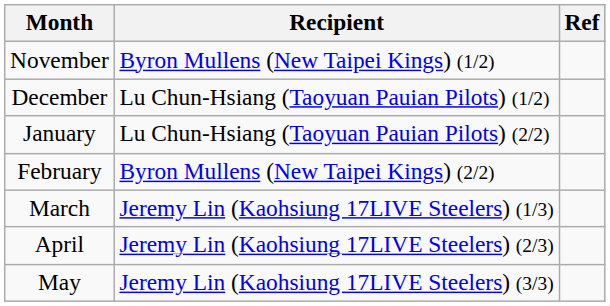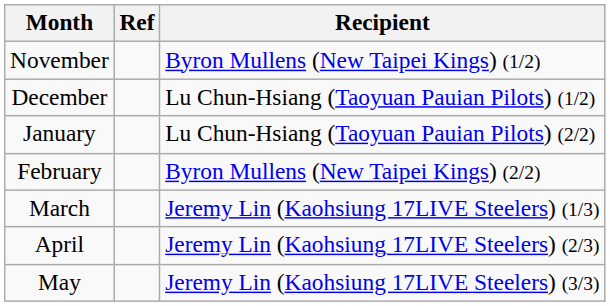columns swapped: (337, 23) <-> (582, 23)
